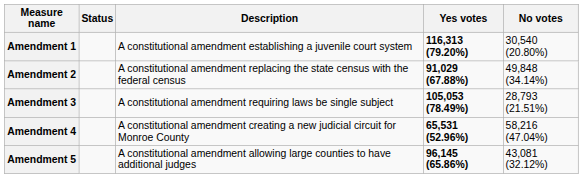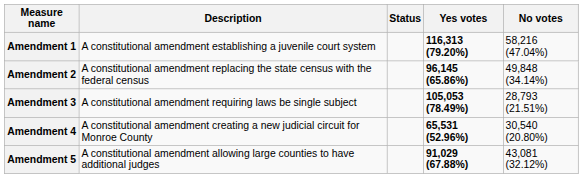columns swapped: (270, 18) <-> (97, 18)
(527, 46) 30,540 (20.80%) -> (527, 46) 58,216 (47.04%)
(447, 74) 91,029 (67.88%) -> (447, 74) 96,145 (65.86%)
(527, 131) 58,216 (47.04%) -> (527, 131) 30,540 (20.80%)
(447, 159) 96,145 (65.86%) -> (447, 159) 91,029 (67.88%)
